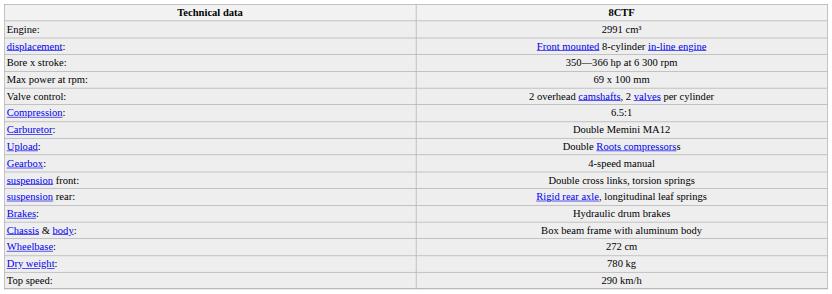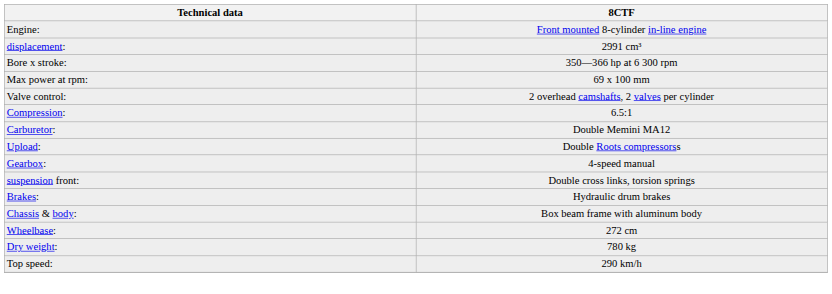(622, 29) 2991 cm³ -> (622, 29) Front mounted 8-cylinder in-line engine
(622, 46) Front mounted 8-cylinder in-line engine -> (622, 46) 2991 cm³
- row: (42, 197)
